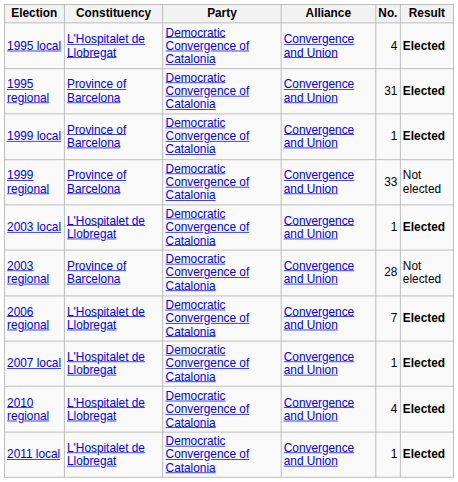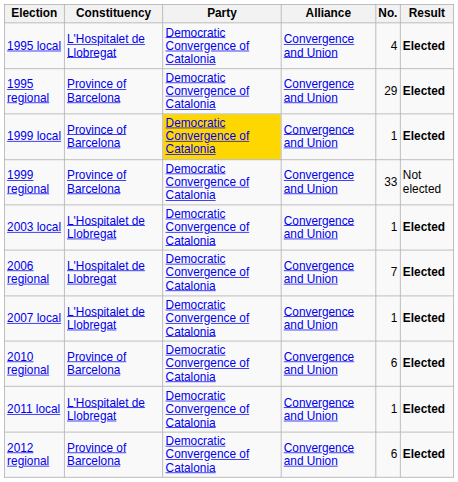(391, 91) 31 -> (391, 91) 29
(207, 136) no background -> (207, 136) gold background
- row: (28, 273)
(106, 409) L'Hospitalet de Llobregat -> (97, 363) Province of Barcelona
(394, 409) 4 -> (394, 363) 6
+ row: (28, 454)
